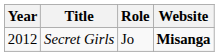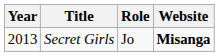(23, 39) 2012 -> (23, 39) 2013
